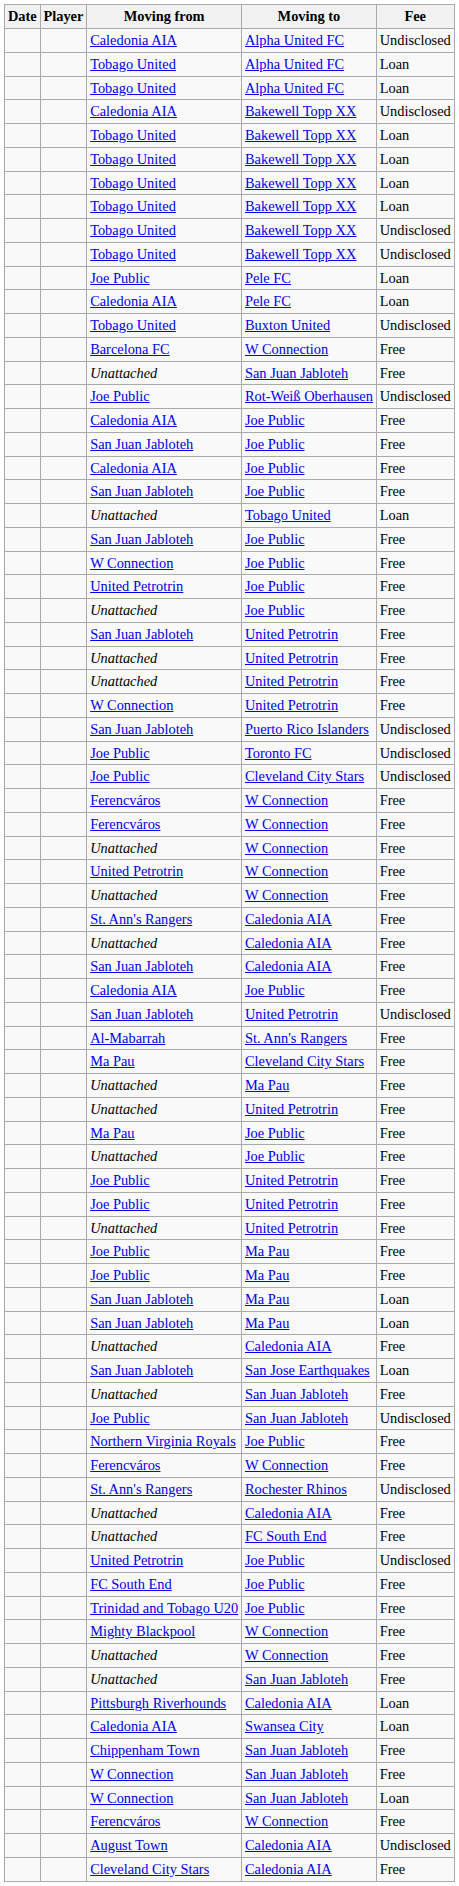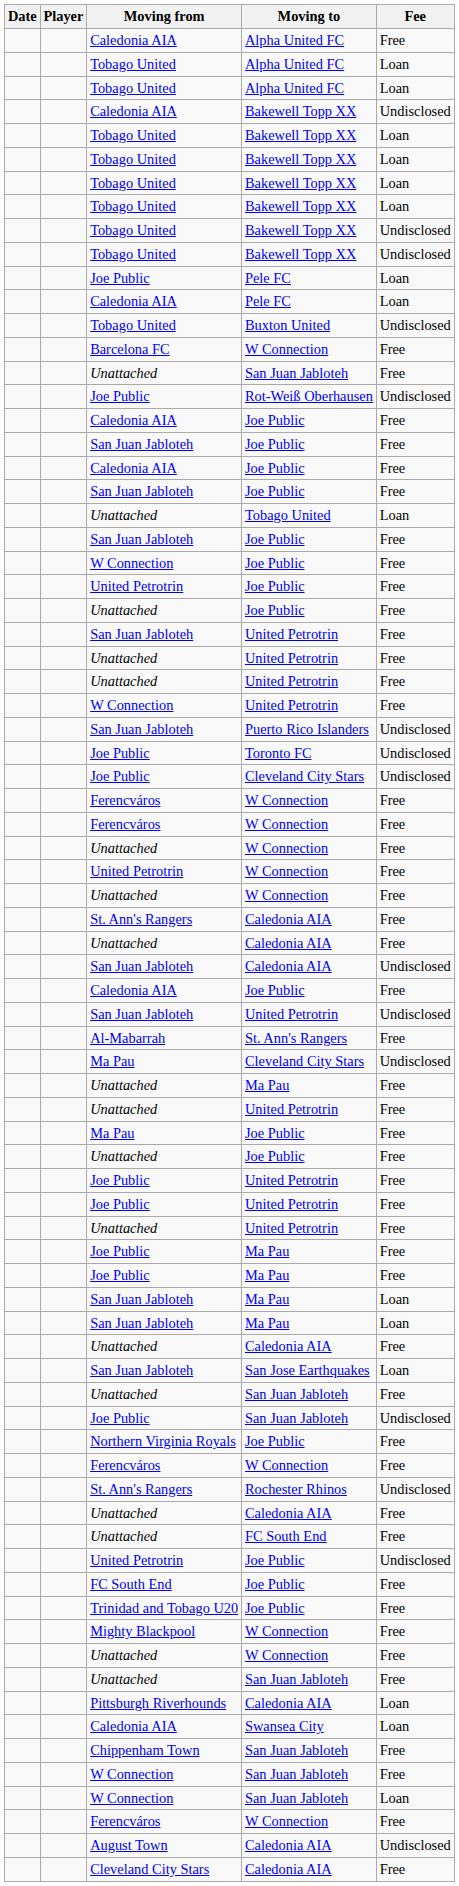(415, 40) Undisclosed -> (392, 40) Free
(392, 966) Free -> (415, 966) Undisclosed
(392, 1061) Free -> (415, 1061) Undisclosed
